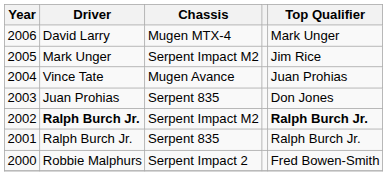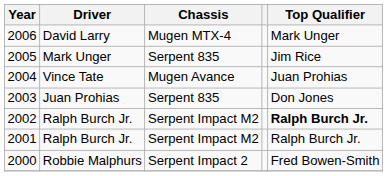(203, 56) Serpent Impact M2 -> (184, 56) Serpent 835
(91, 118) bold -> (88, 118) normal
(184, 139) Serpent 835 -> (203, 139) Serpent Impact M2
